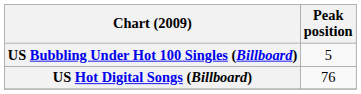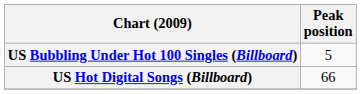(328, 77) 76 -> (328, 77) 66
